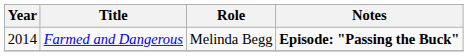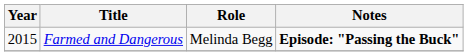(22, 39) 2014 -> (22, 39) 2015
